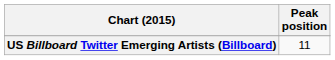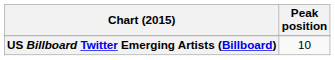(304, 45) 11 -> (304, 45) 10
